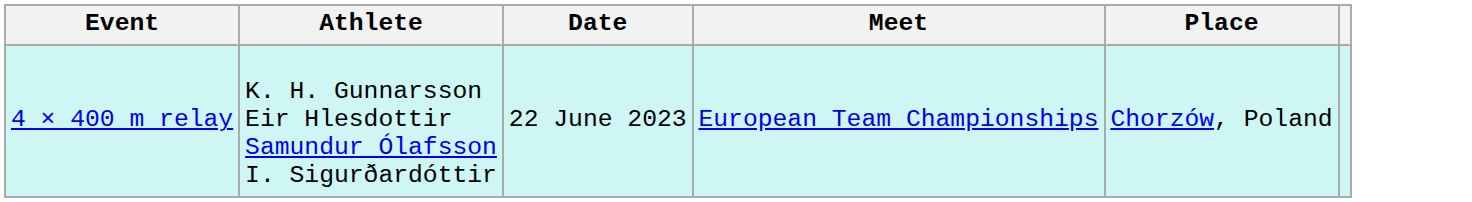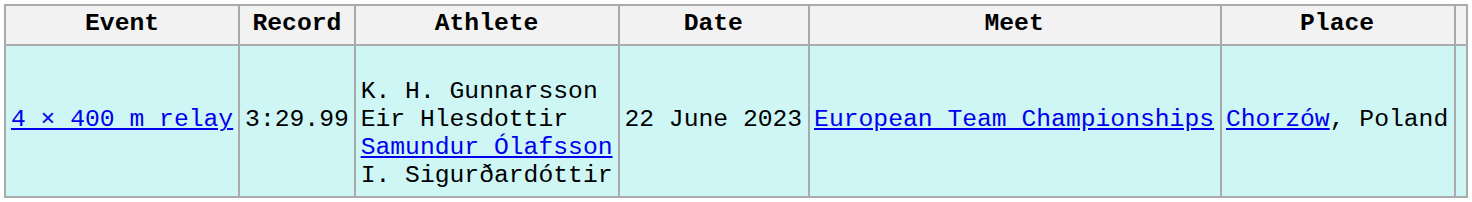+ column: (297, 25)
